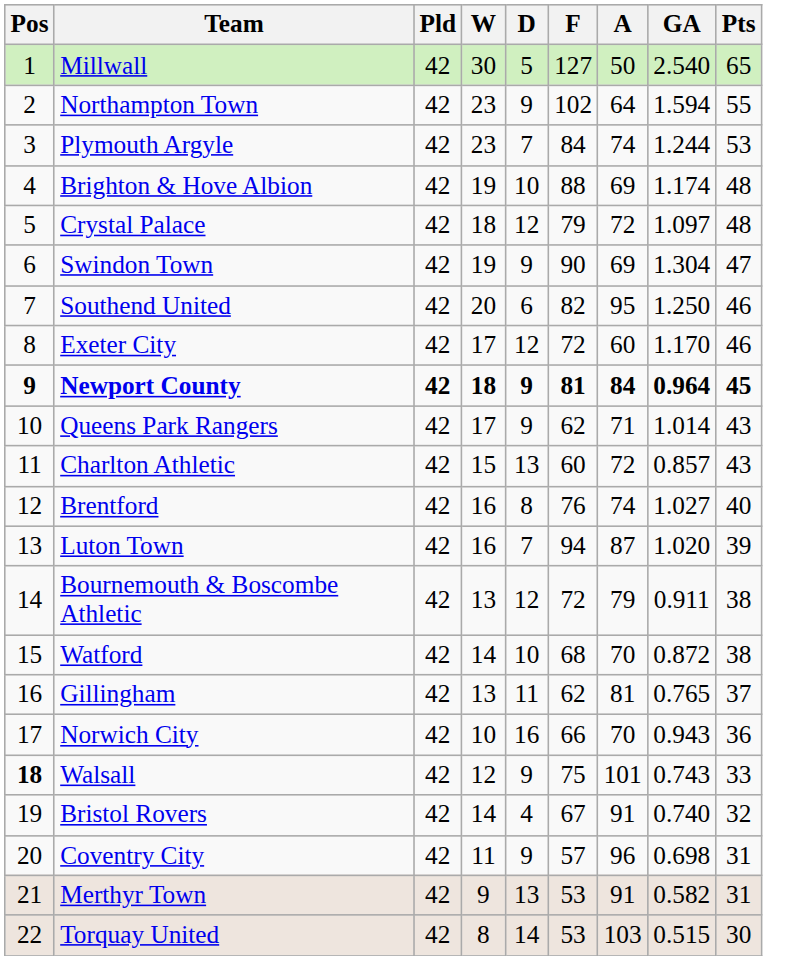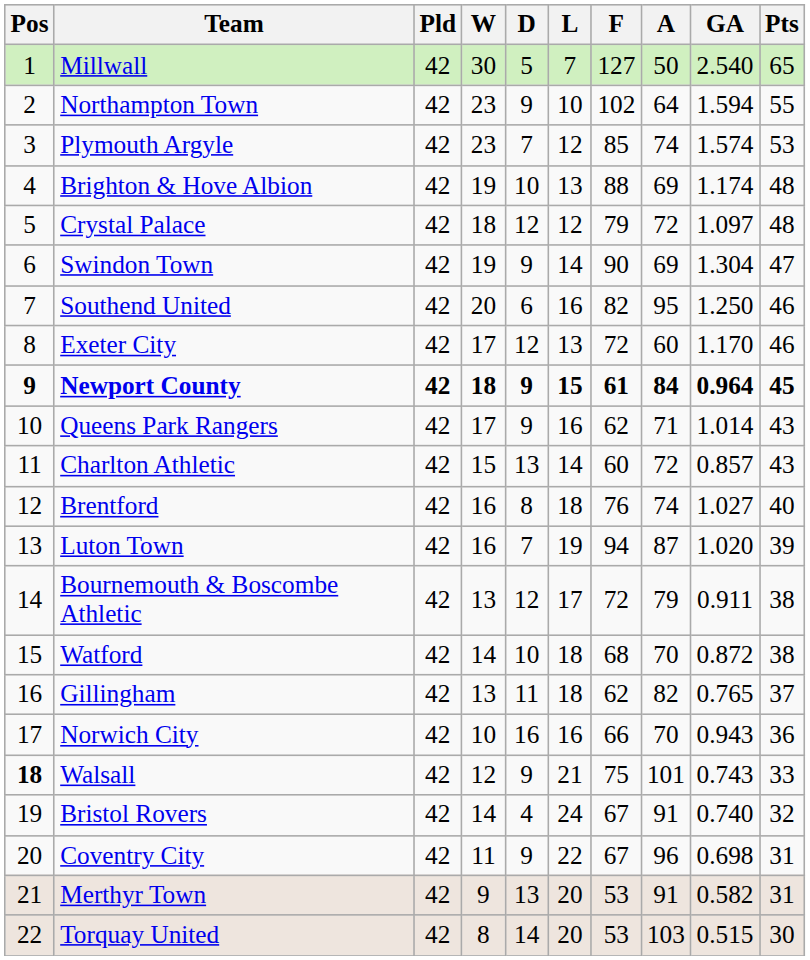+ column: (570, 24)
(573, 144) 84 -> (616, 144) 85
(682, 144) 1.244 -> (725, 144) 1.574
(573, 385) 81 -> (616, 385) 61
(623, 694) 81 -> (666, 694) 82
(573, 854) 57 -> (616, 854) 67
